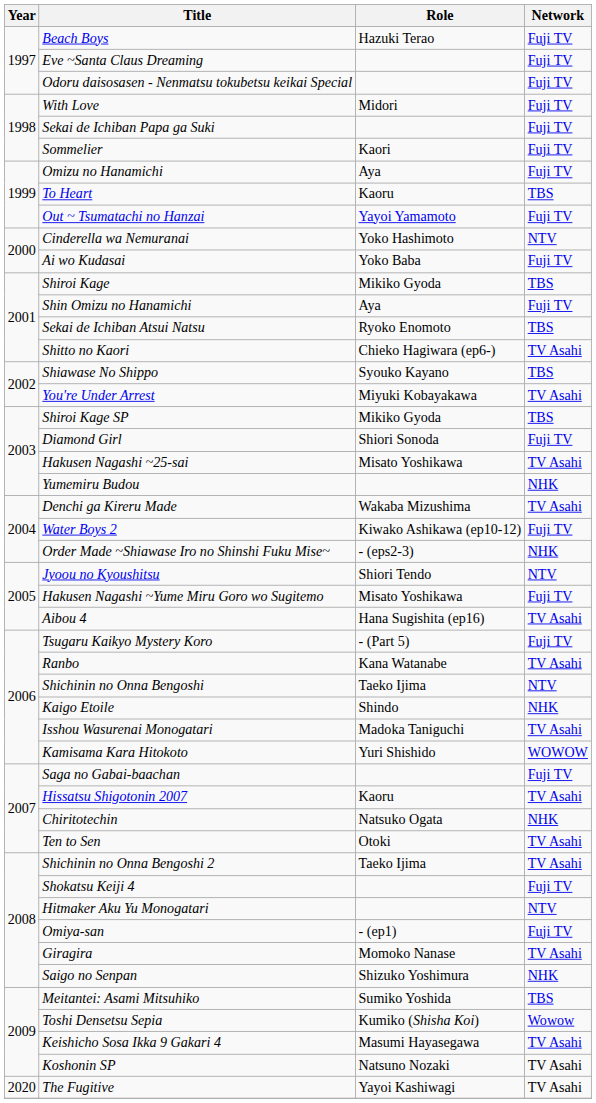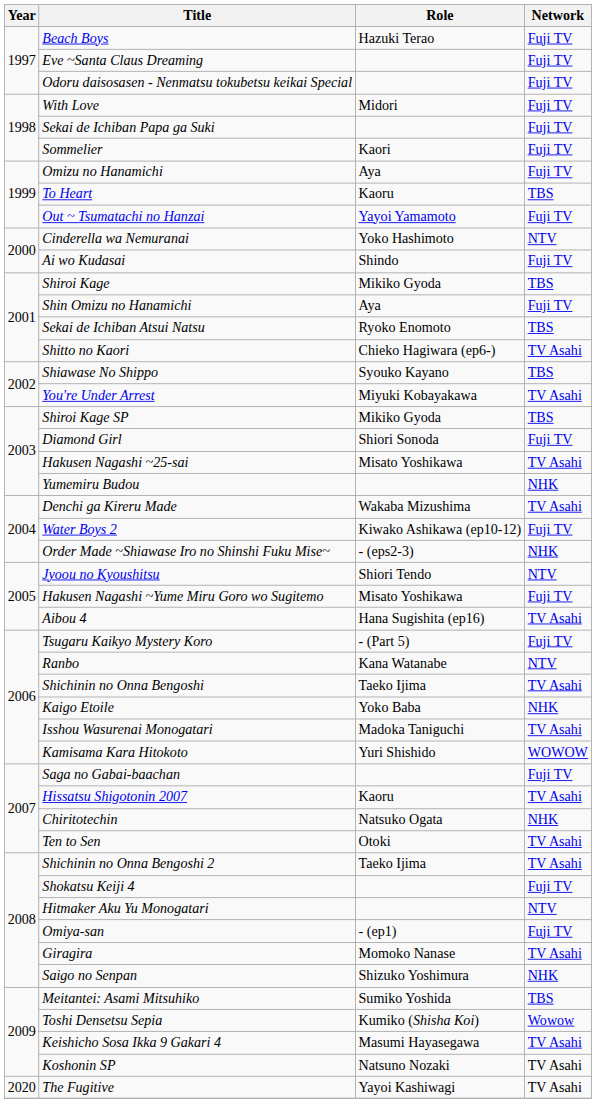(390, 261) Yoko Baba -> (378, 261) Shindo
(555, 663) TV Asahi -> (542, 663) NTV
(542, 685) NTV -> (555, 685) TV Asahi
(378, 707) Shindo -> (390, 707) Yoko Baba
